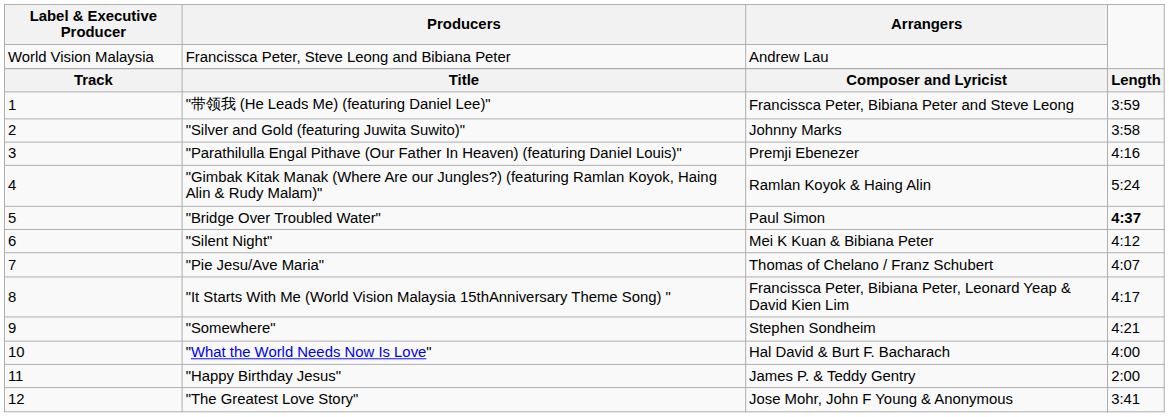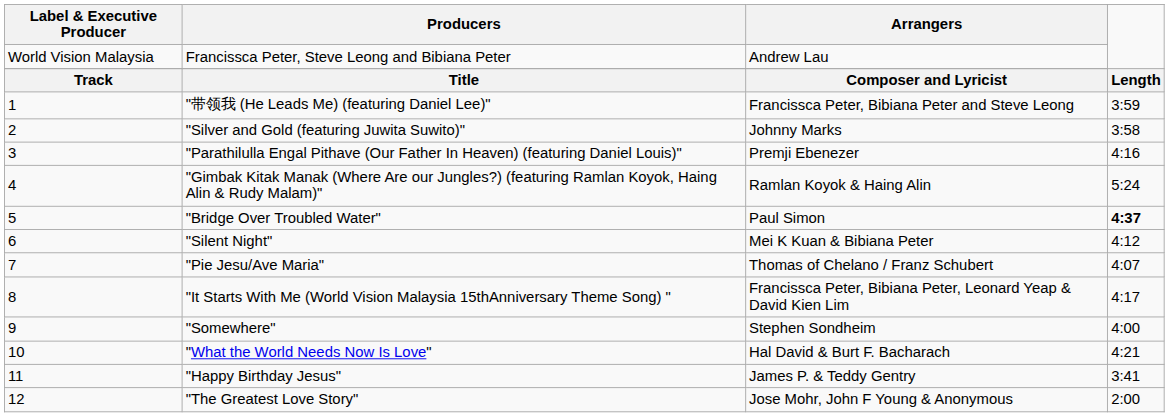(1126, 328) 4:21 -> (1126, 328) 4:00
(1126, 352) 4:00 -> (1126, 352) 4:21
(1126, 376) 2:00 -> (1126, 376) 3:41
(1126, 399) 3:41 -> (1126, 399) 2:00
